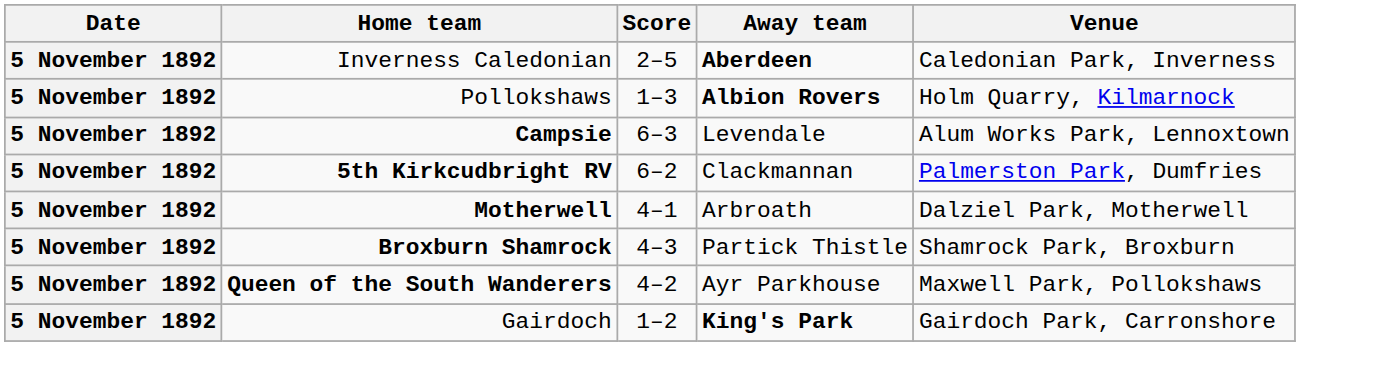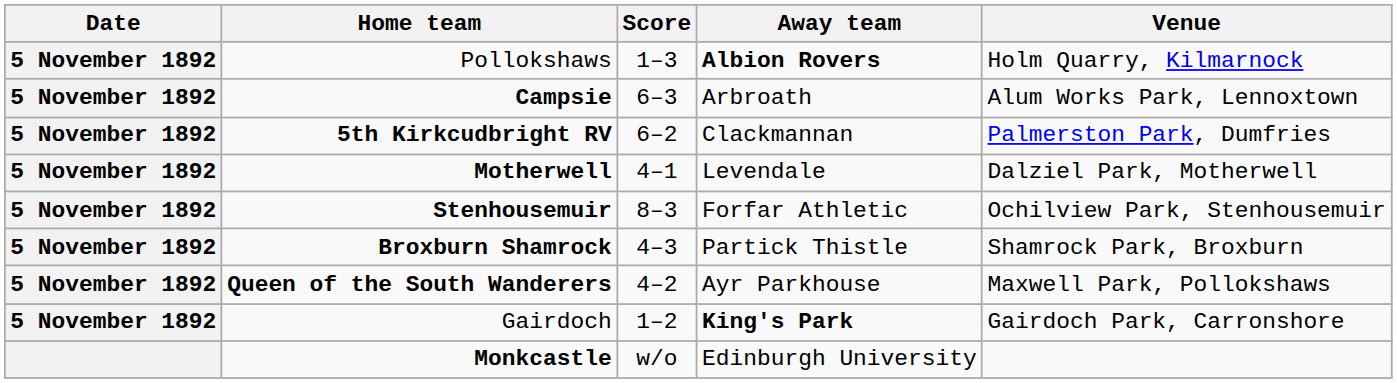- row: (474, 61)
(764, 135) Levendale -> (757, 98) Arbroath
(757, 210) Arbroath -> (764, 173) Levendale
+ row: (522, 210)
+ row: (543, 359)
